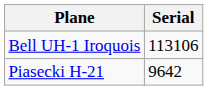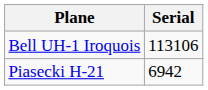(165, 71) 9642 -> (165, 71) 6942
